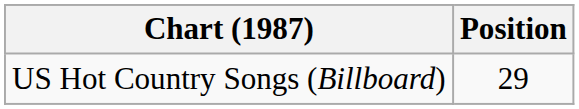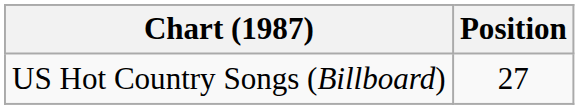(513, 78) 29 -> (513, 78) 27
